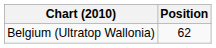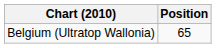(184, 33) 62 -> (184, 33) 65
